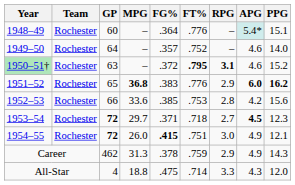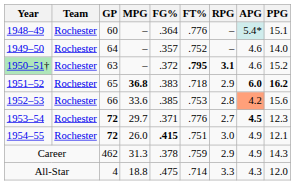(198, 83) .776 -> (198, 83) .718
(255, 101) no background -> (255, 101) lightsalmon background
(198, 118) .718 -> (198, 118) .776
